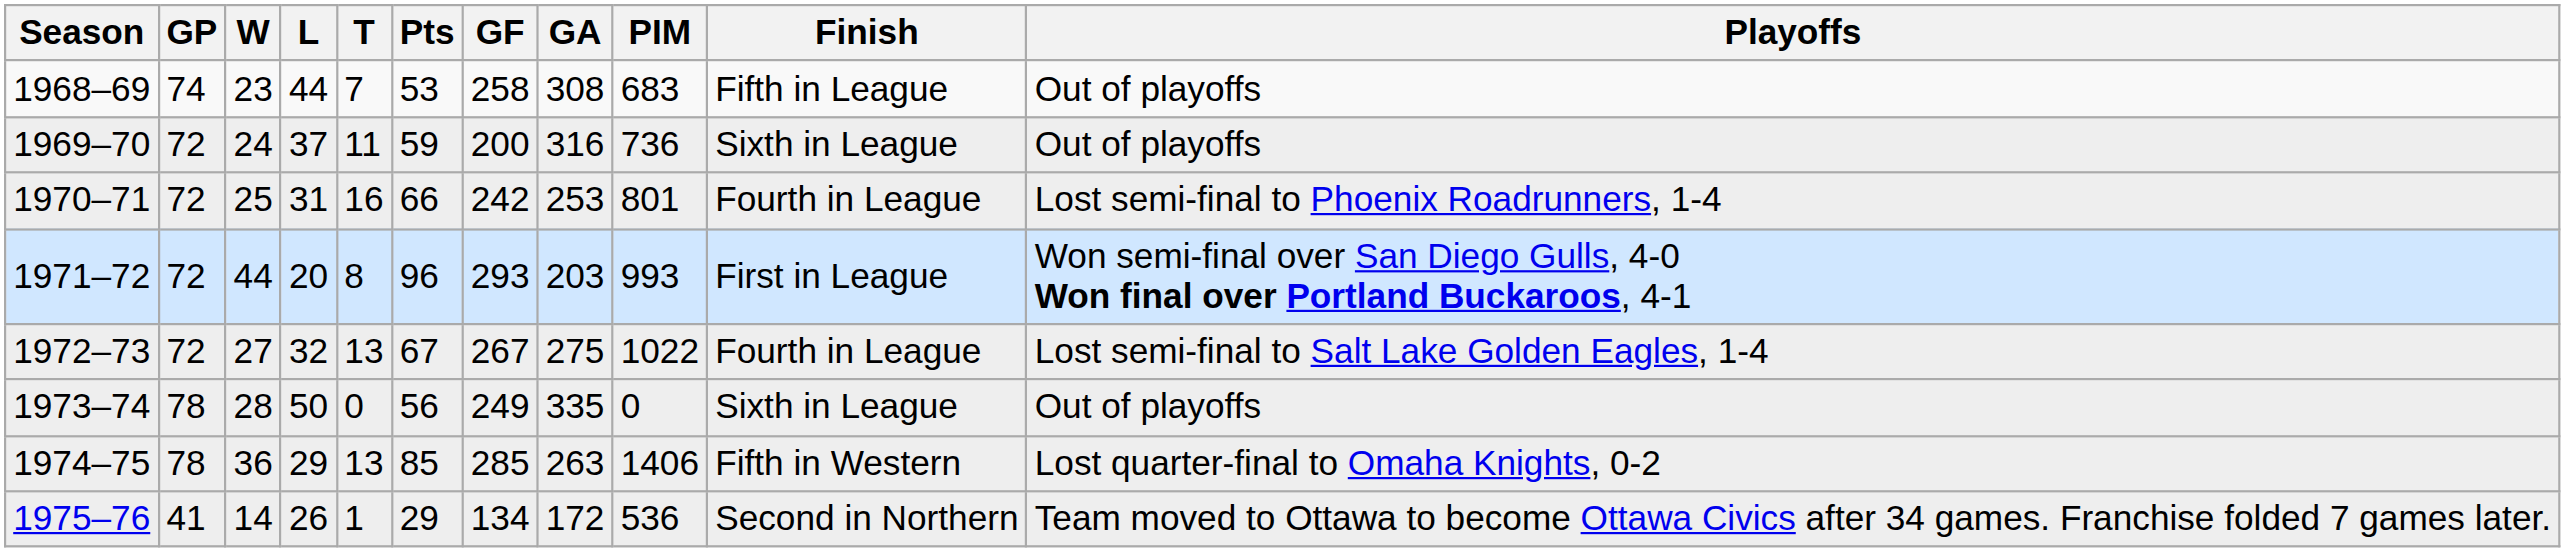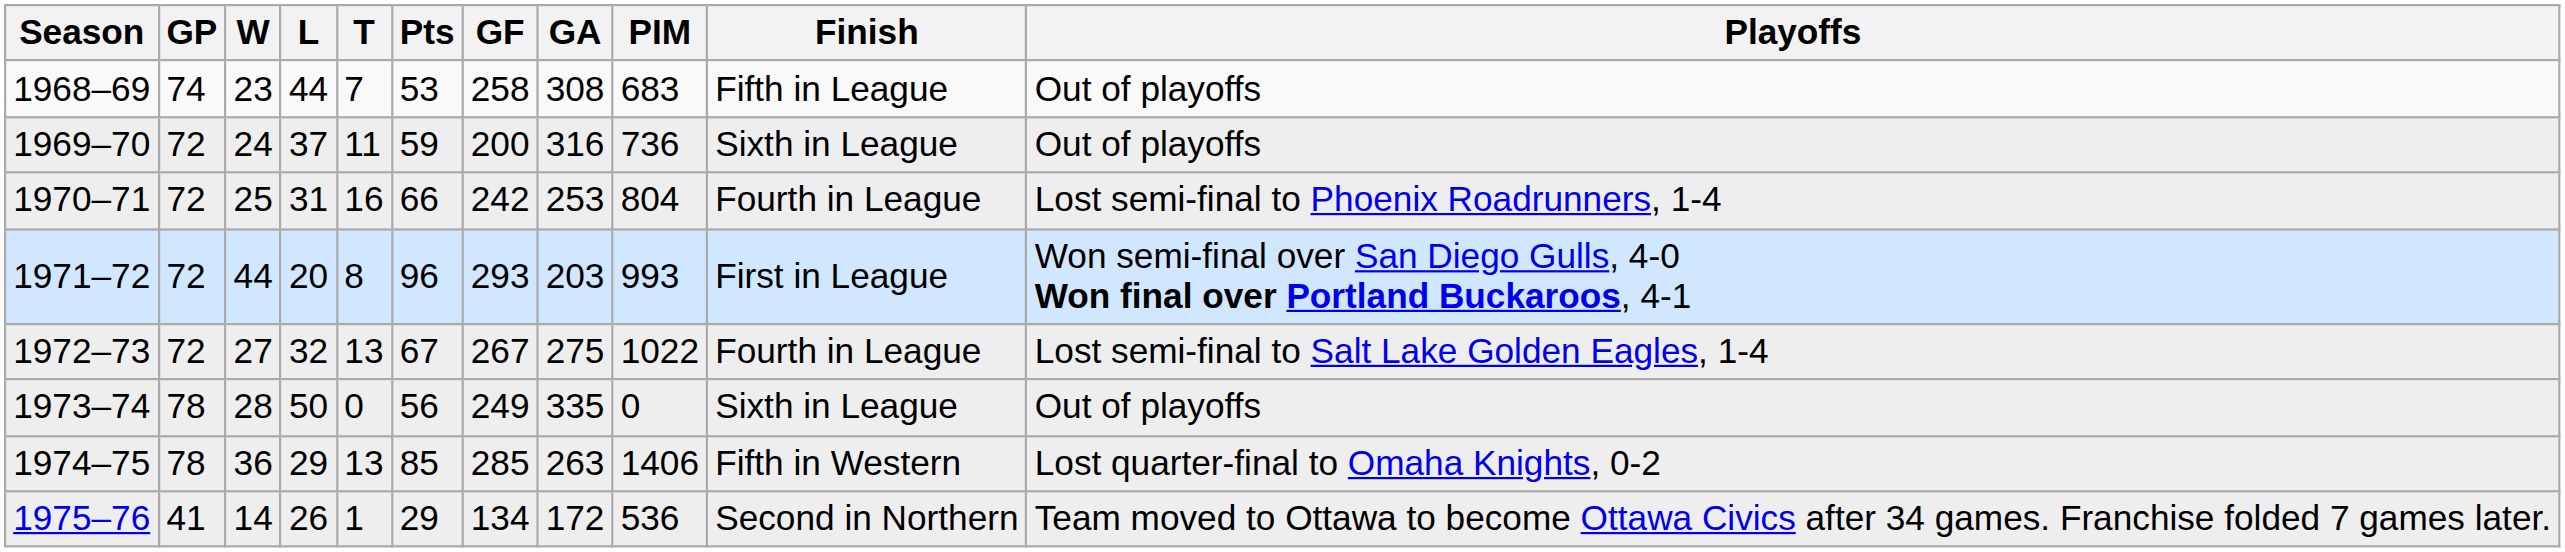(650, 199) 801 -> (650, 199) 804
